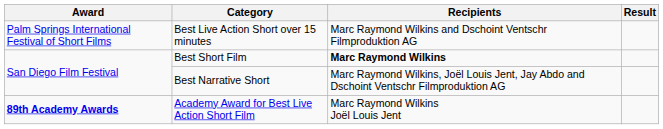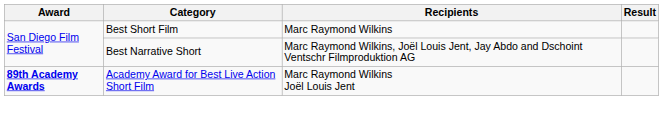- row: (245, 35)
(388, 58) bold -> (338, 29) normal
